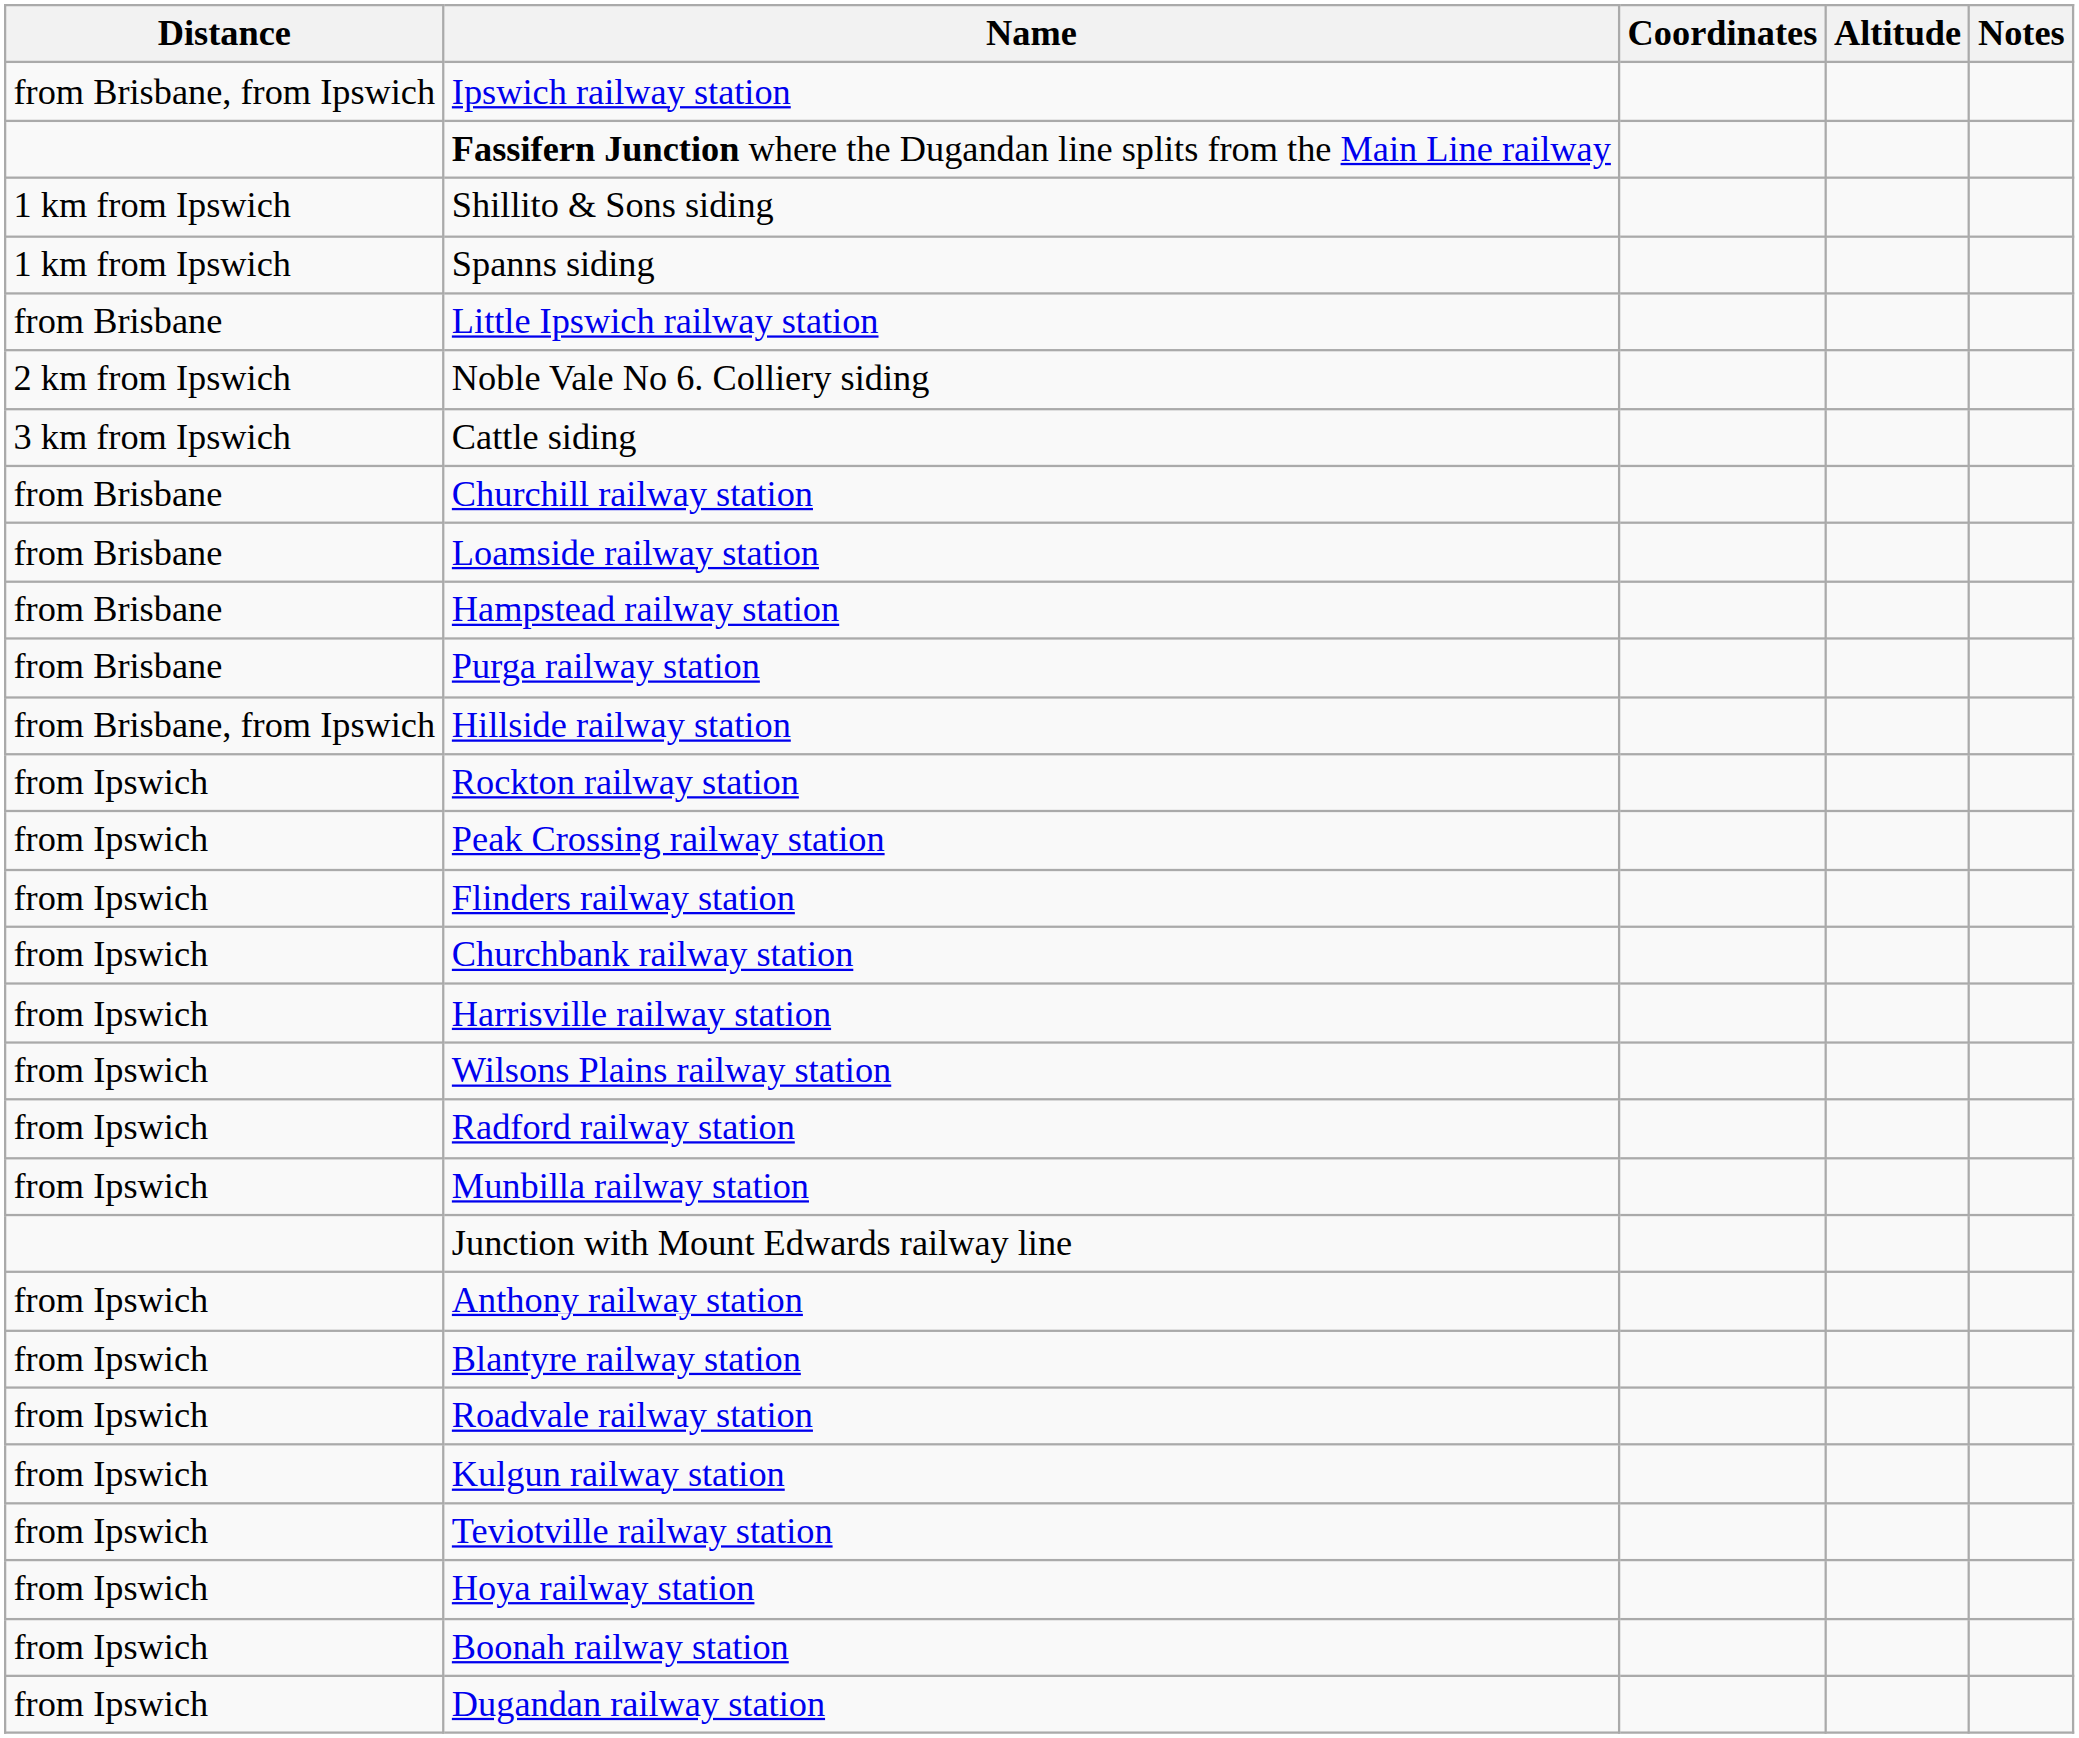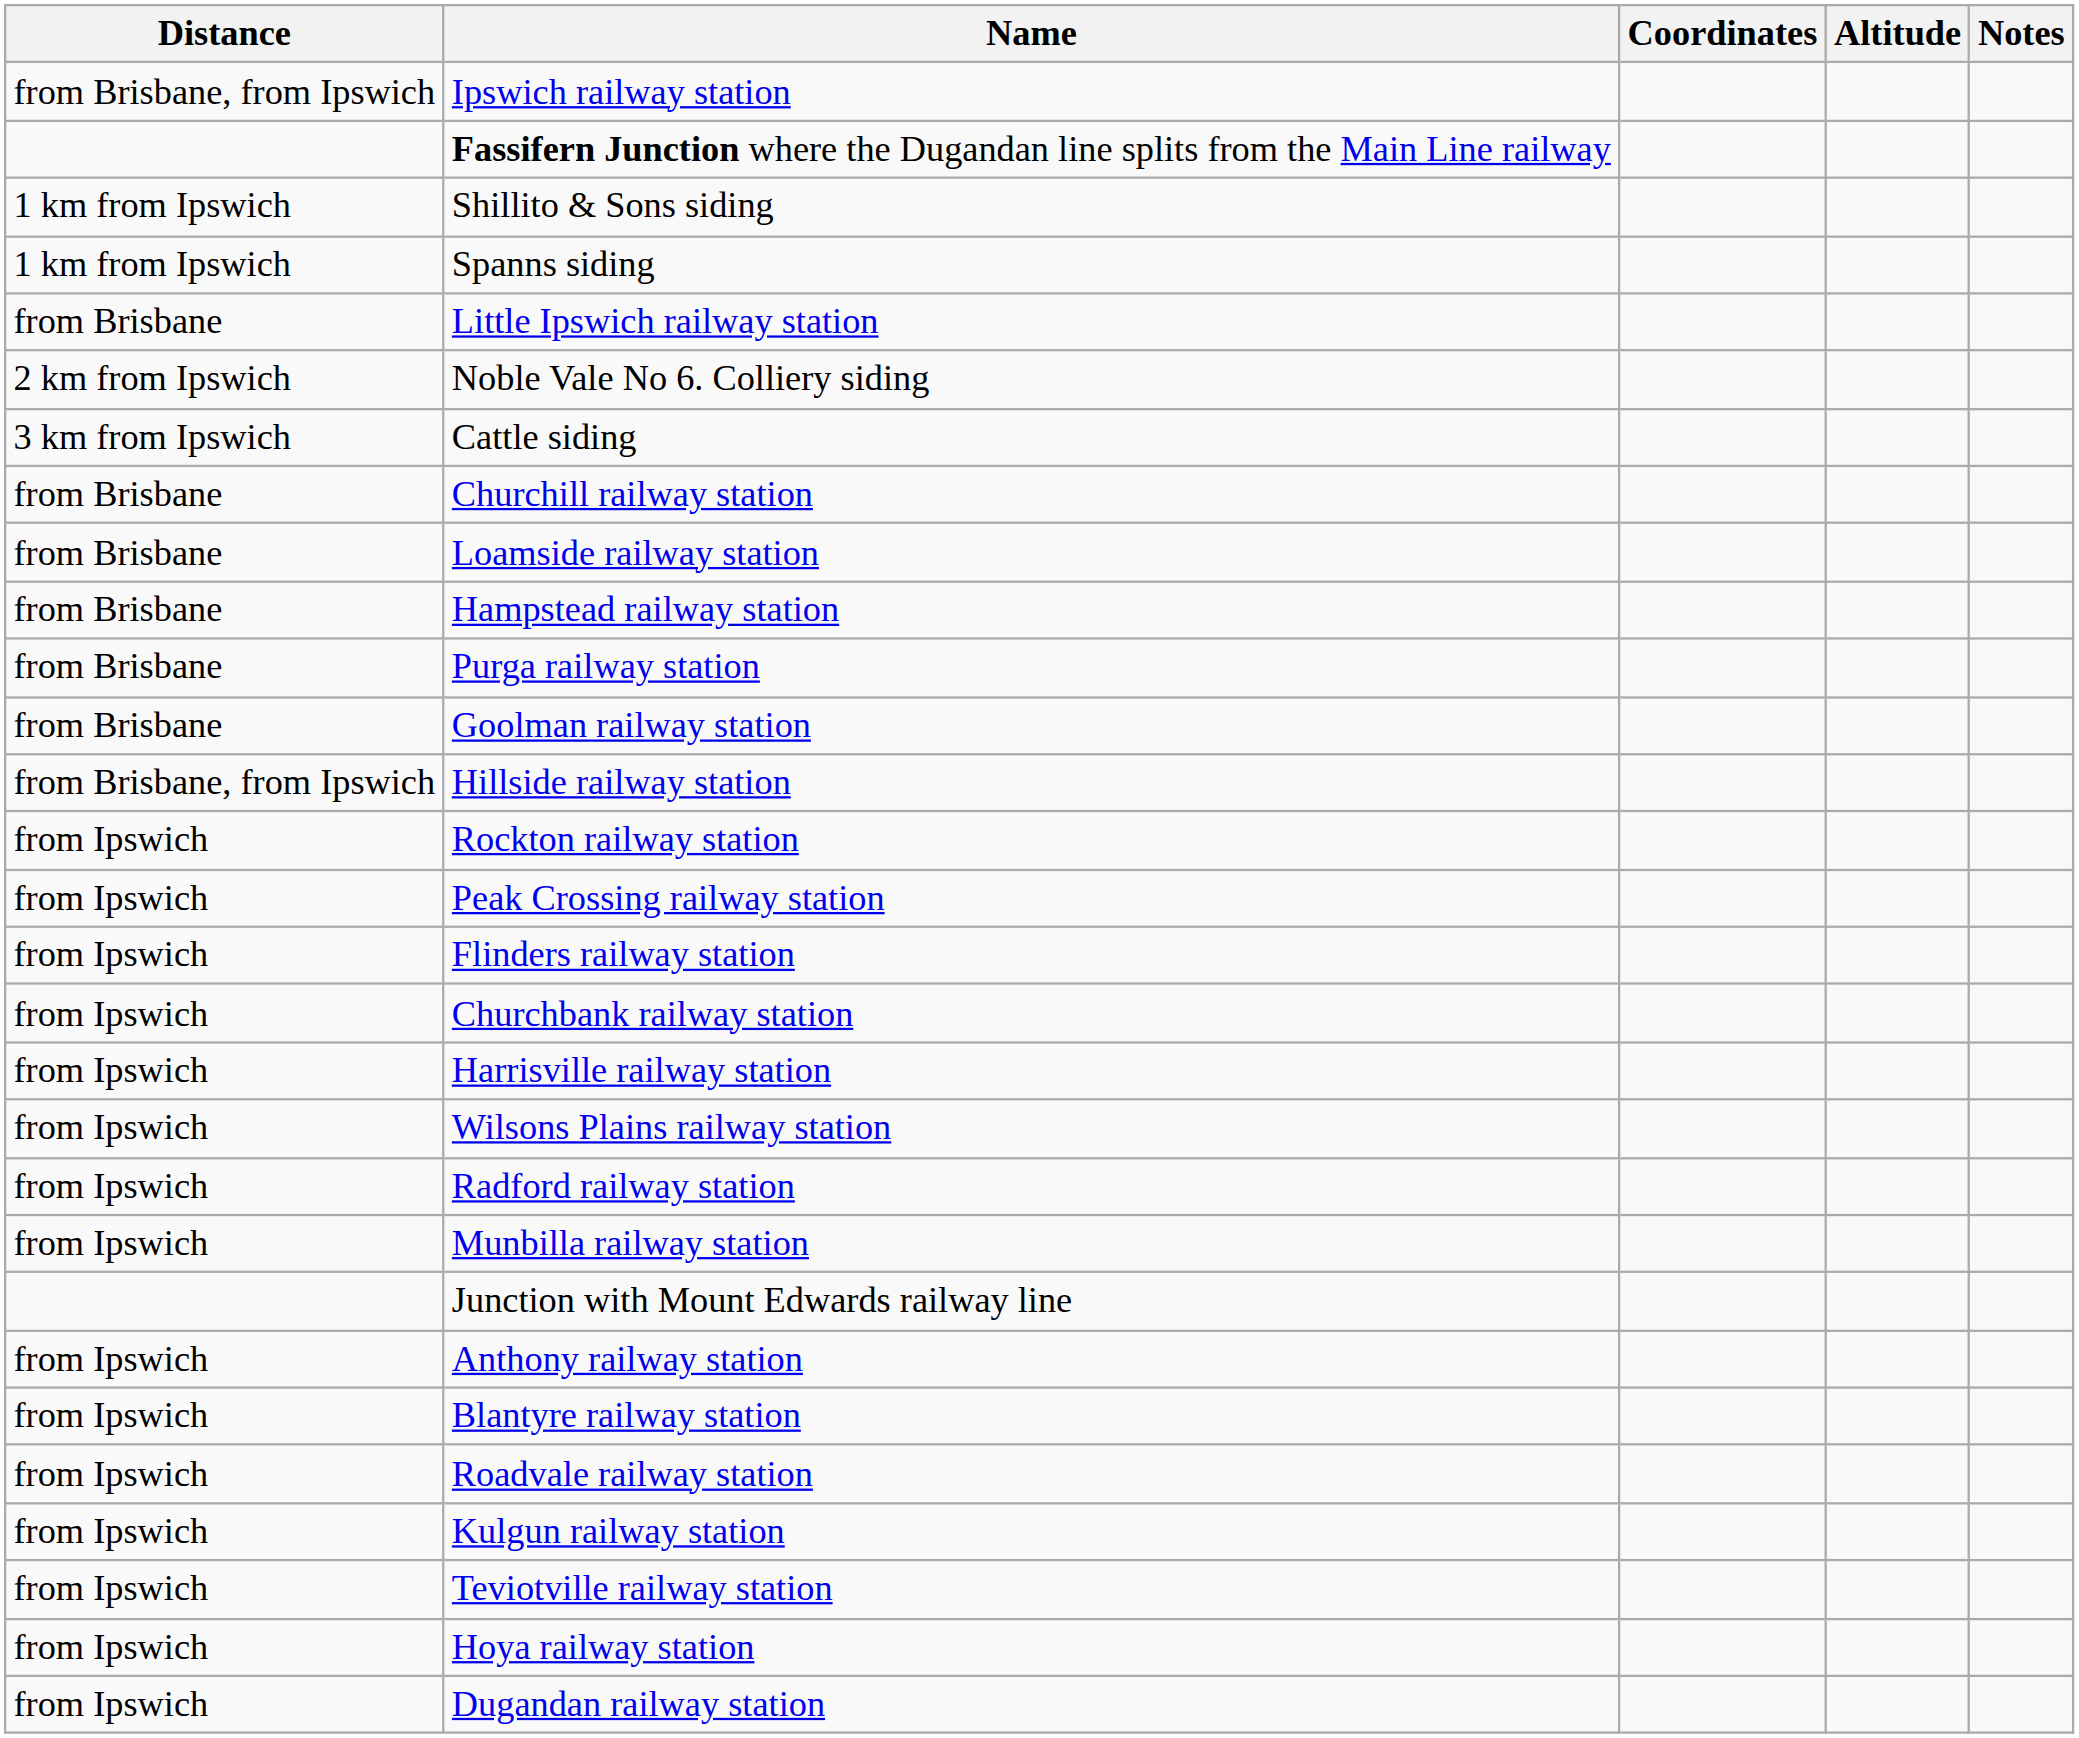+ row: (631, 724)
- row: (620, 1646)
